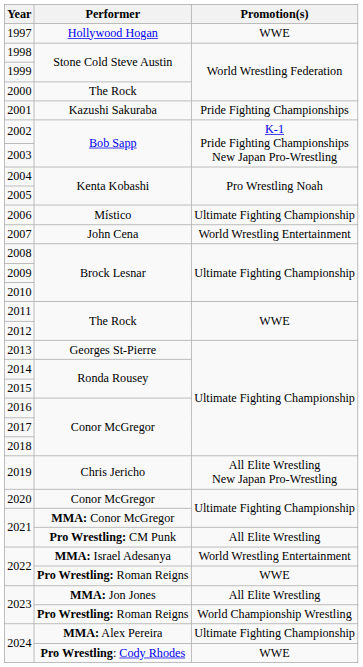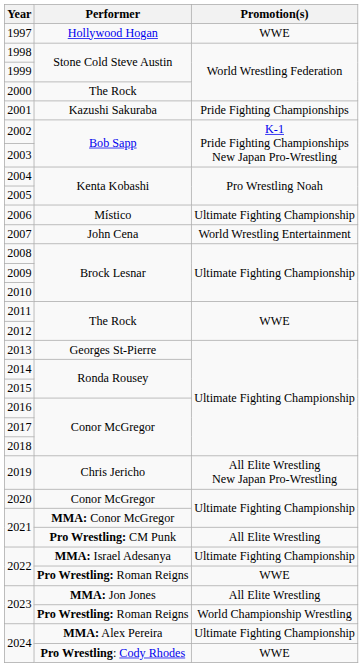(275, 556) World Wrestling Entertainment -> (275, 556) Ultimate Fighting Championship
